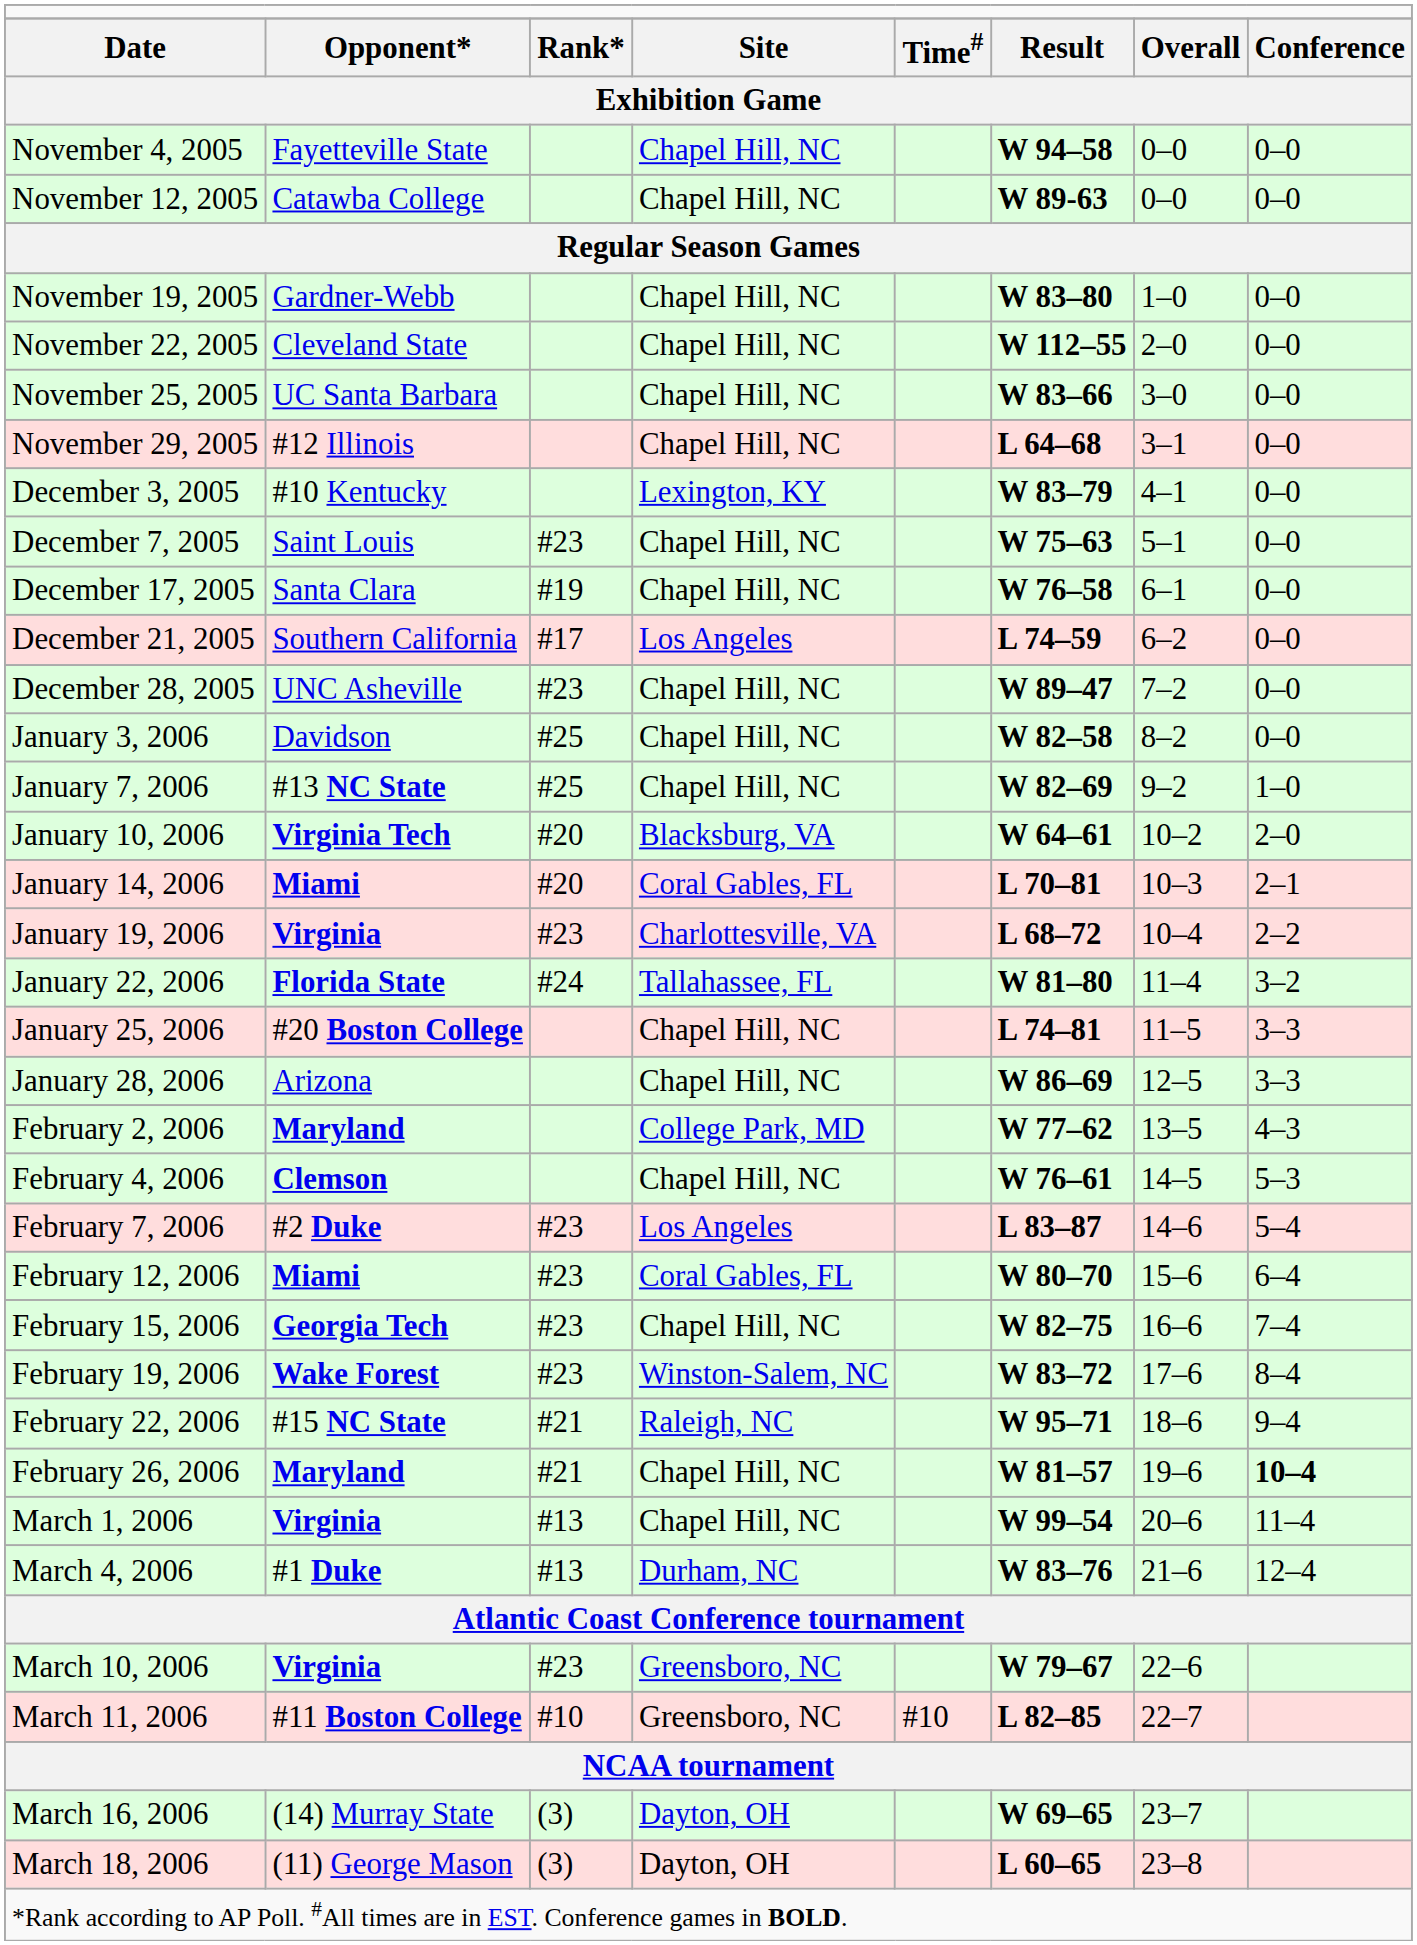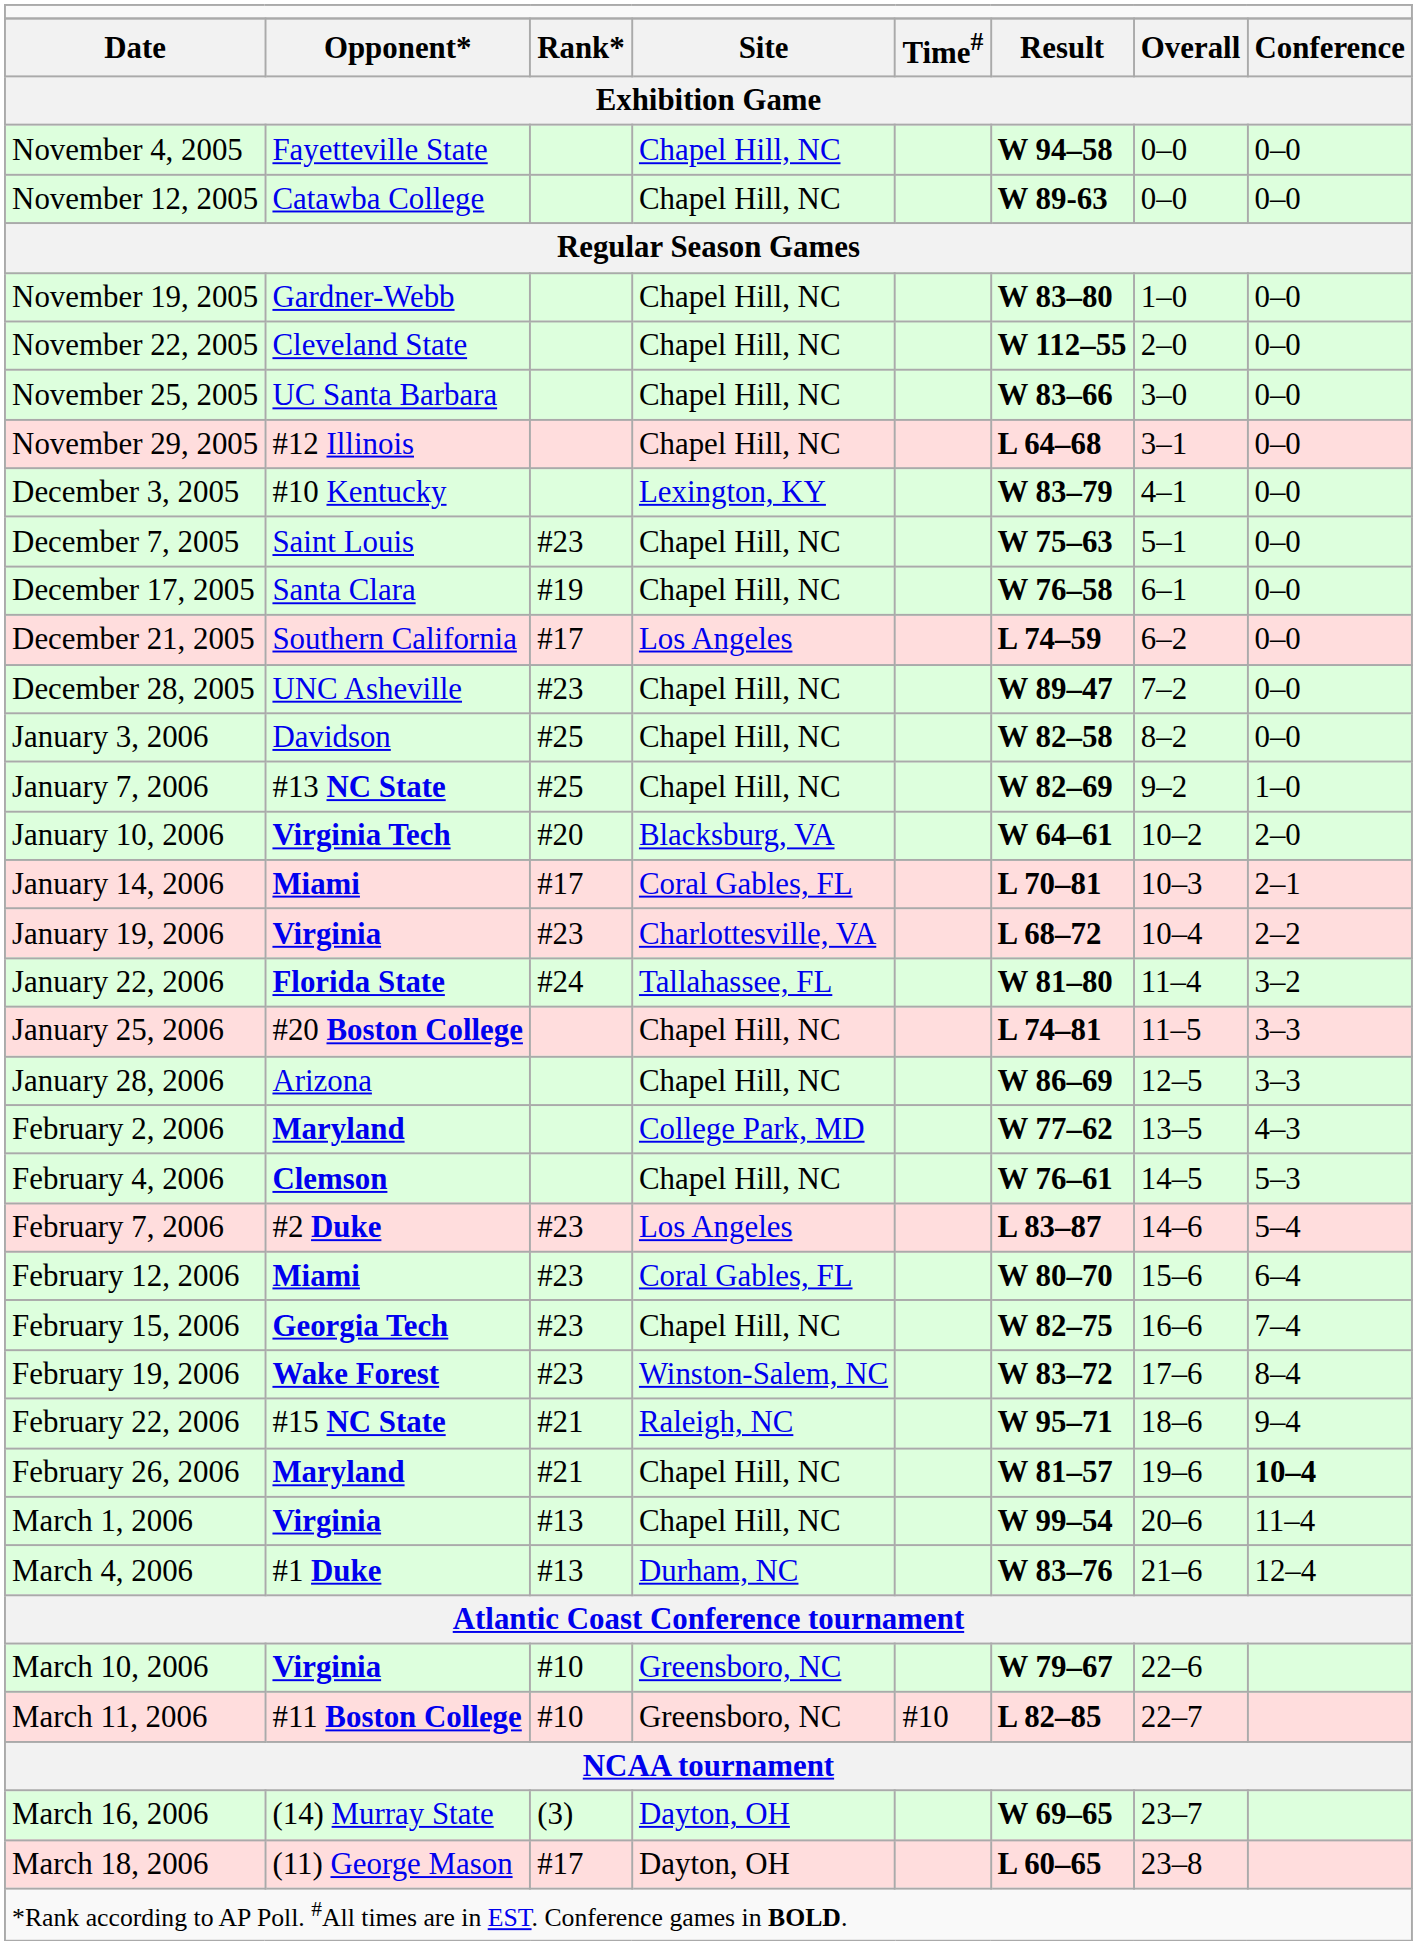(560, 884) #20 -> (560, 884) #17
(560, 1667) #23 -> (560, 1667) #10
(555, 1863) (3) -> (560, 1863) #17
